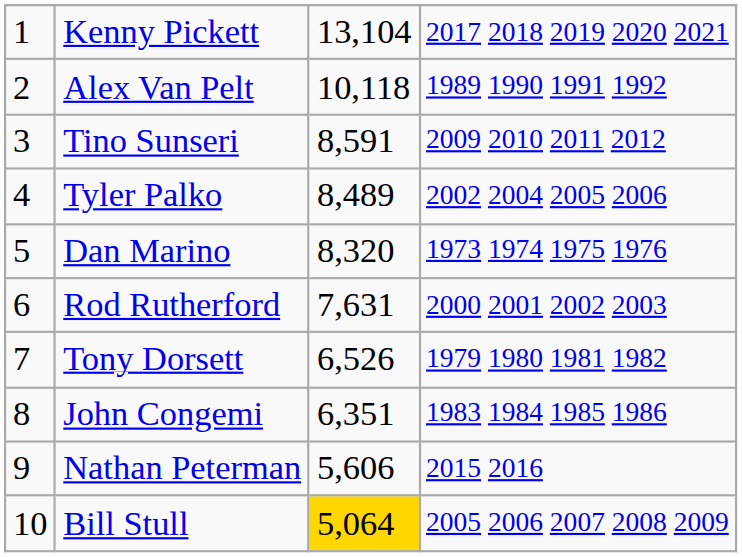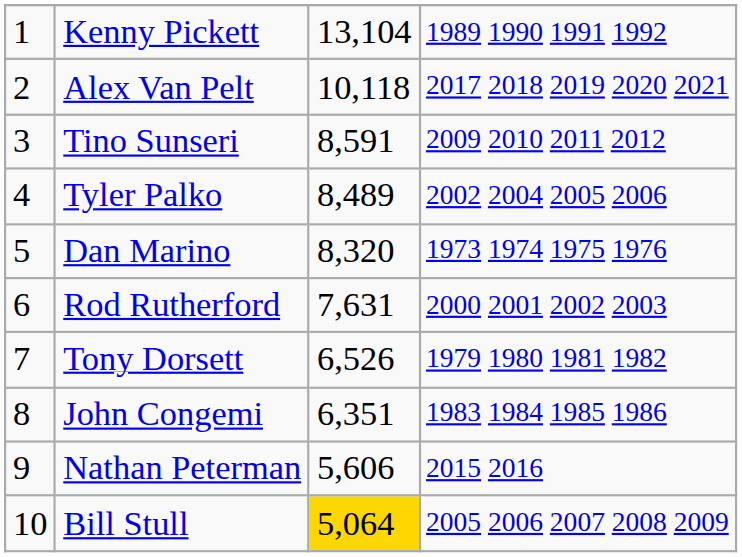(577, 31) 2017 2018 2019 2020 2021 -> (546, 31) 1989 1990 1991 1992
(546, 86) 1989 1990 1991 1992 -> (577, 86) 2017 2018 2019 2020 2021
